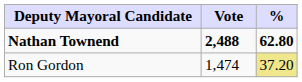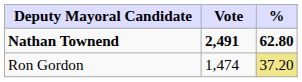(222, 40) 2,488 -> (222, 40) 2,491
